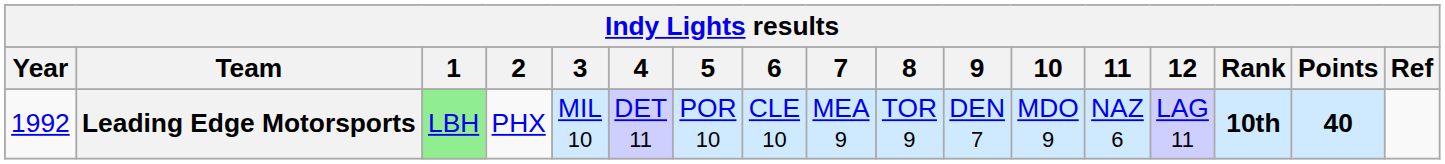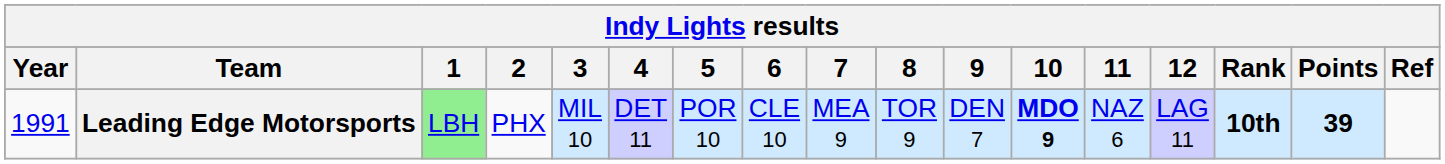(40, 124) 1992 -> (40, 124) 1991
(1048, 124) normal -> (1048, 124) bold
(1338, 124) 40 -> (1338, 124) 39
